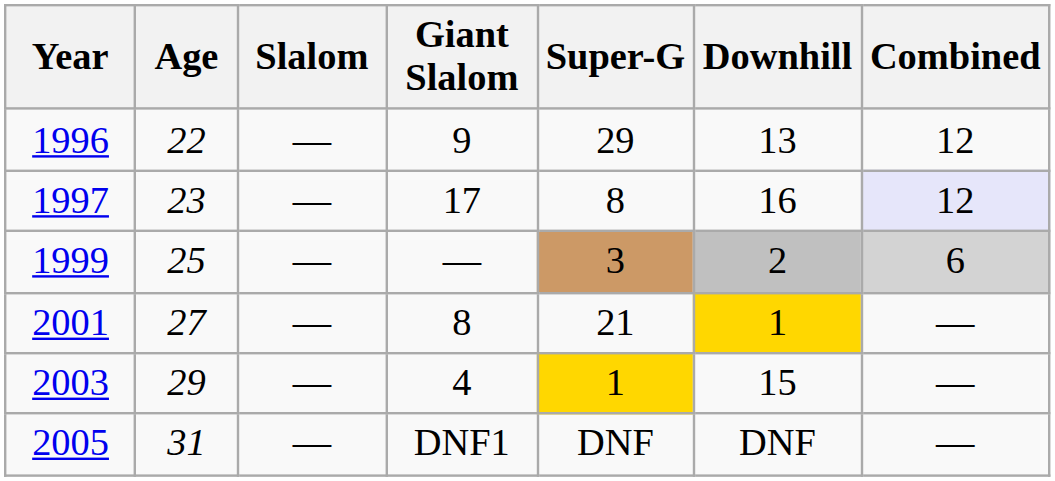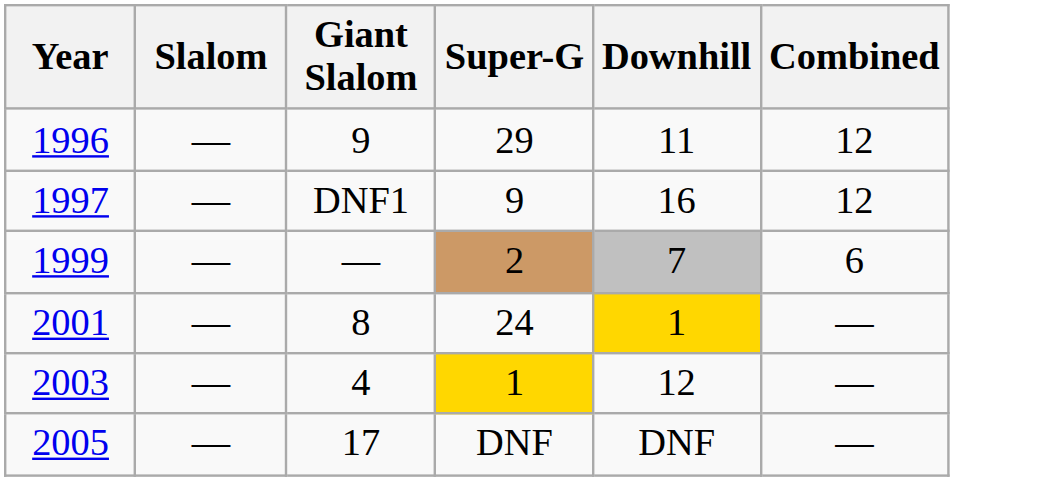- column: (186, 56)
(777, 139) 13 -> (677, 139) 11
(462, 199) 17 -> (361, 199) DNF1
(615, 199) 8 -> (514, 199) 9
(955, 199) lavender background -> (854, 199) no background
(615, 260) 3 -> (514, 260) 2
(777, 260) 2 -> (677, 260) 7
(955, 260) lightgrey background -> (854, 260) no background
(615, 321) 21 -> (514, 321) 24
(777, 382) 15 -> (677, 382) 12
(462, 443) DNF1 -> (361, 443) 17
